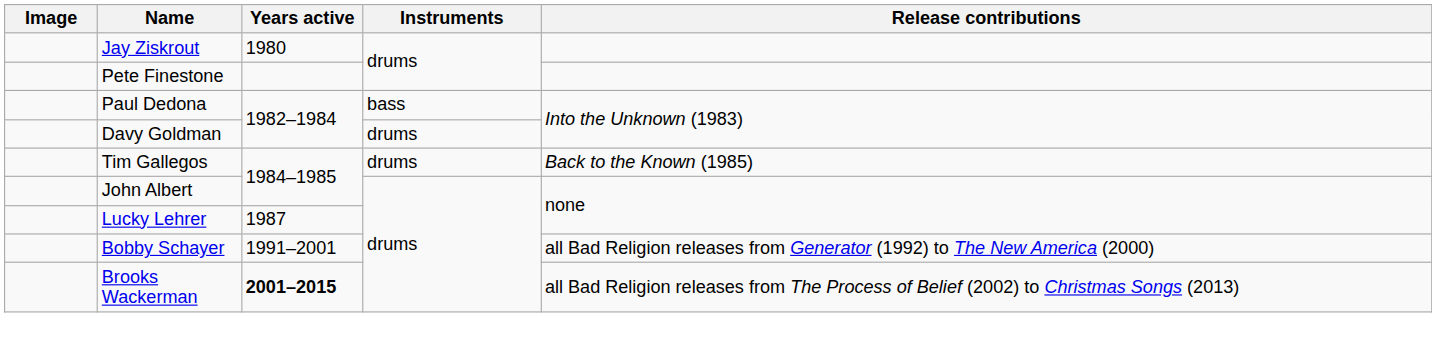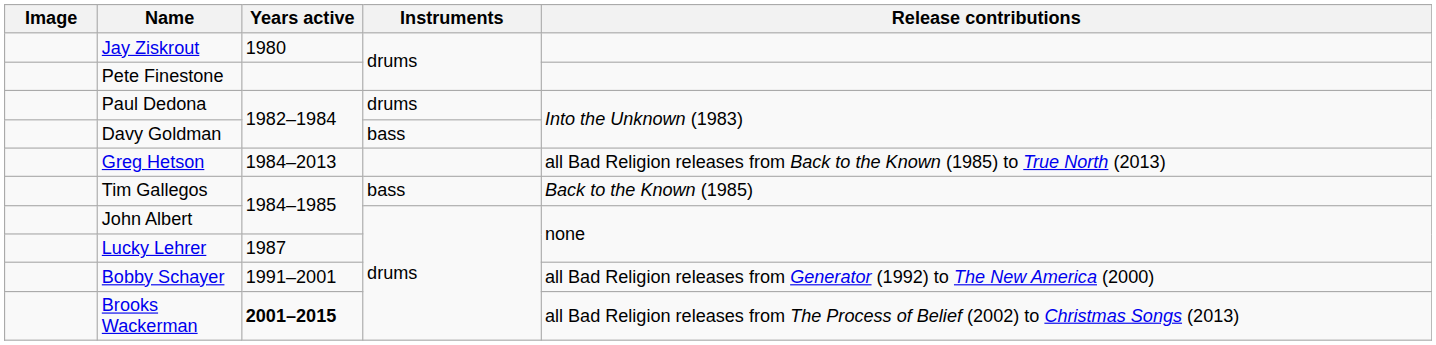(386, 104) bass -> (392, 104) drums
(392, 133) drums -> (386, 133) bass
+ row: (153, 162)
(392, 162) drums -> (386, 190) bass
